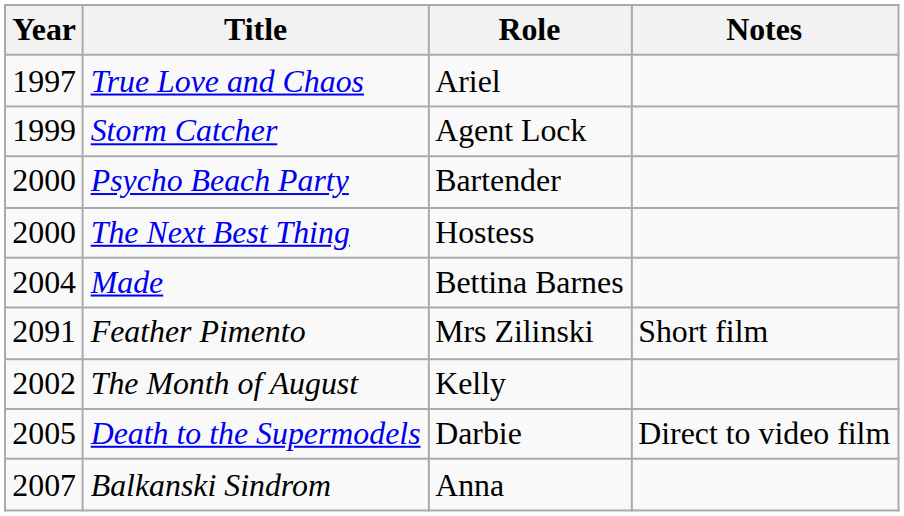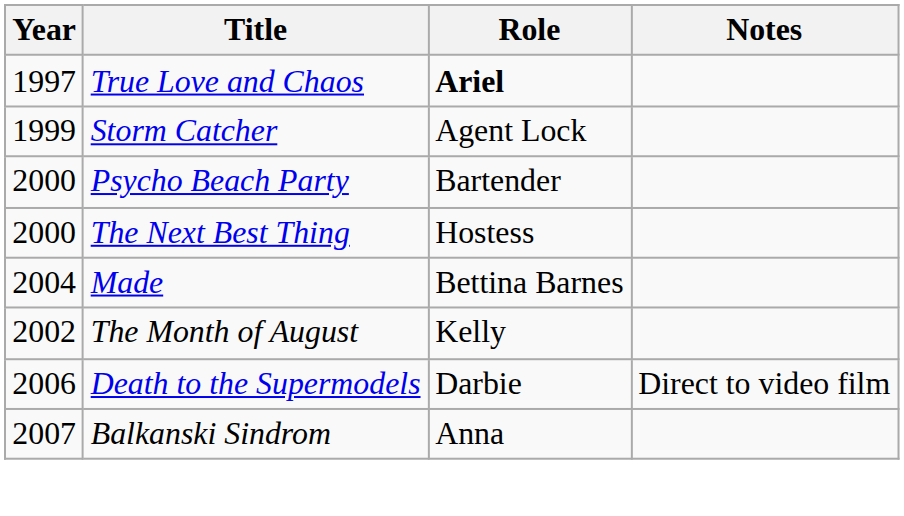(468, 80) normal -> (470, 80) bold
- row: (198, 332)
(44, 433) 2005 -> (44, 383) 2006
